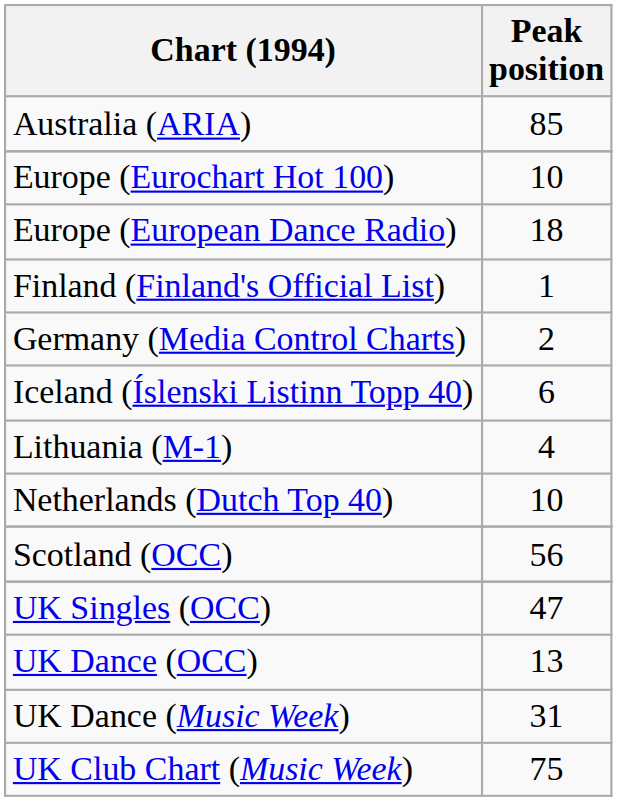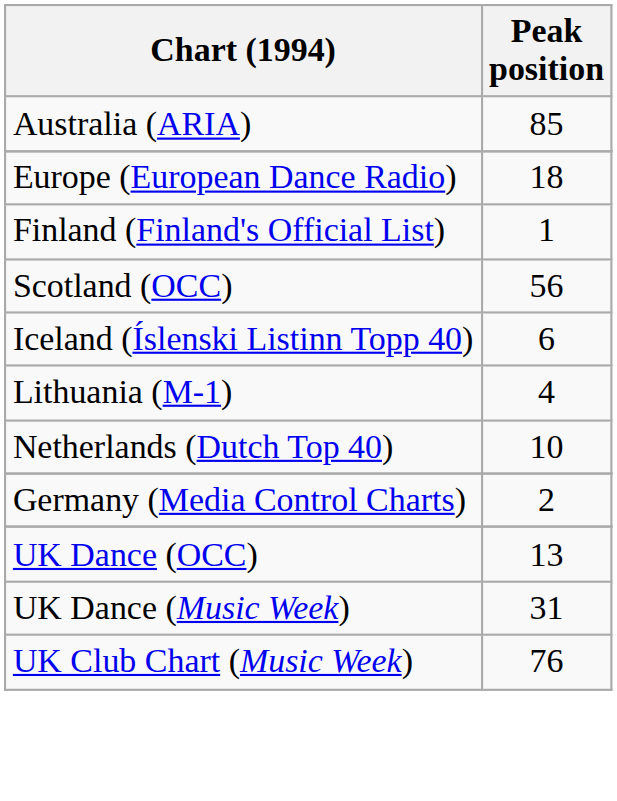- row: (204, 177)
rows swapped: (239, 338) <-> (123, 553)
- row: (142, 607)
(547, 768) 75 -> (547, 661) 76
